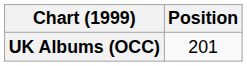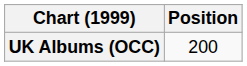(203, 46) 201 -> (203, 46) 200
